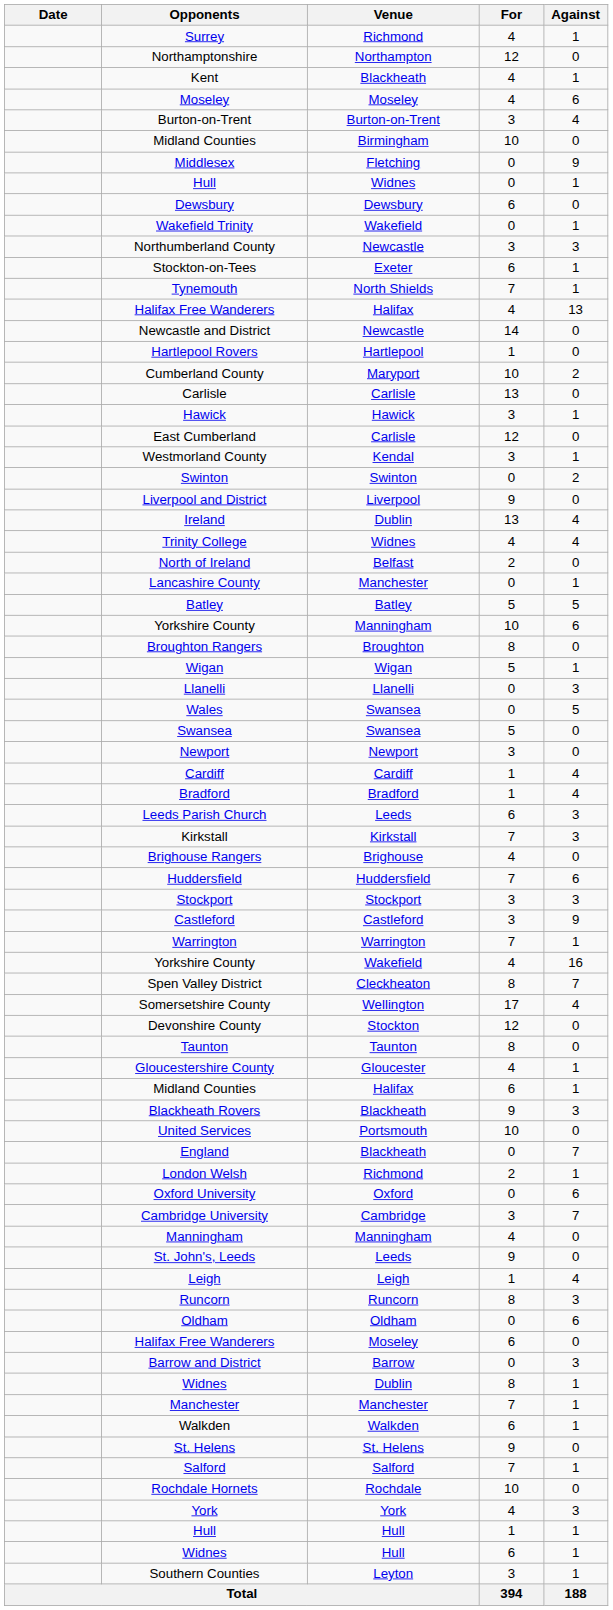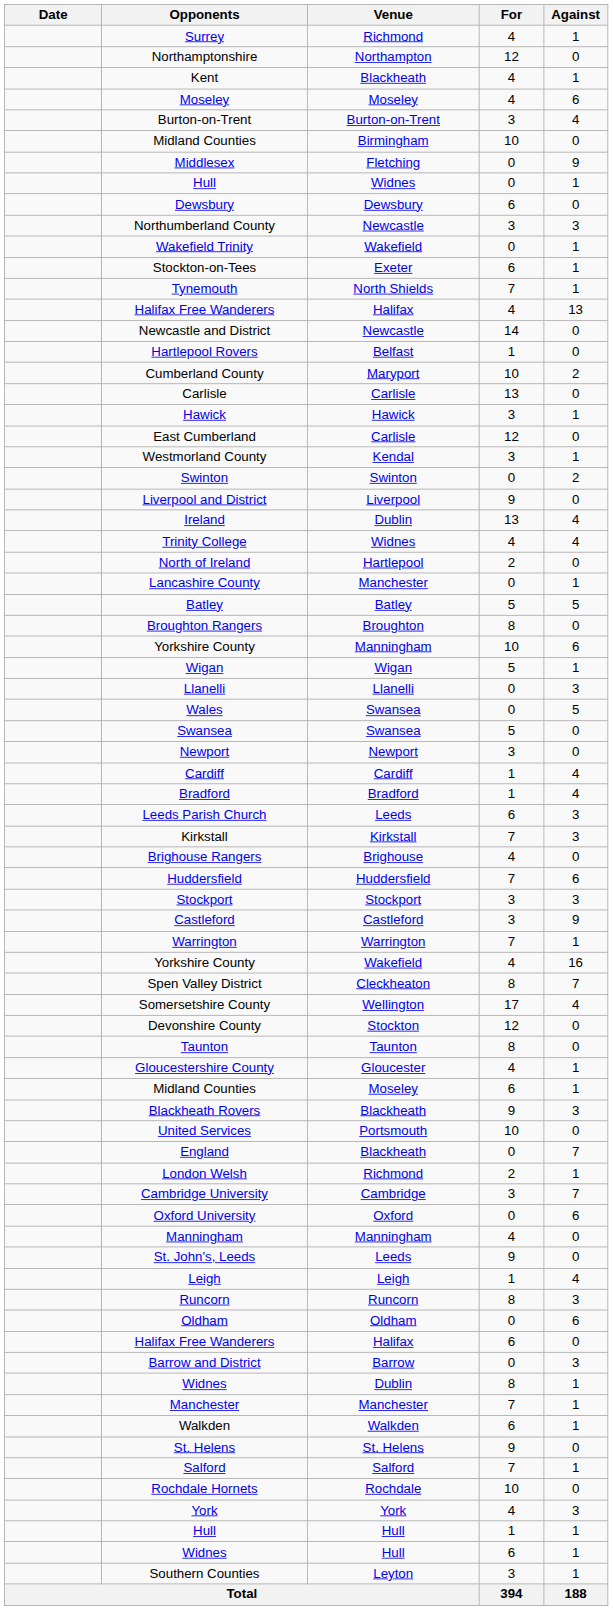rows swapped: (204, 225) <-> (204, 246)
(393, 352) Hartlepool -> (393, 352) Belfast
(393, 562) Belfast -> (393, 562) Hartlepool
rows swapped: (204, 625) <-> (204, 646)
(393, 1089) Halifax -> (393, 1089) Moseley
rows swapped: (204, 1215) <-> (204, 1194)
(393, 1341) Moseley -> (393, 1341) Halifax
